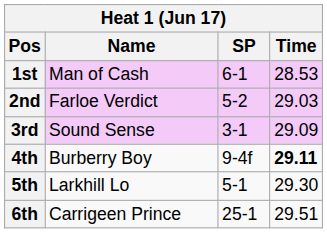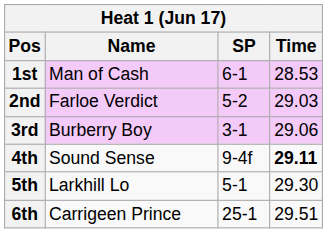(102, 130) Sound Sense -> (100, 130) Burberry Boy
(296, 130) 29.09 -> (296, 130) 29.06
(100, 158) Burberry Boy -> (102, 158) Sound Sense
